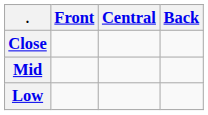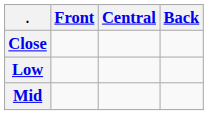rows swapped: (28, 69) <-> (28, 95)
